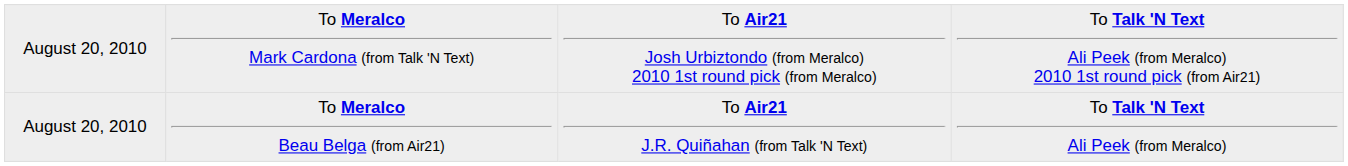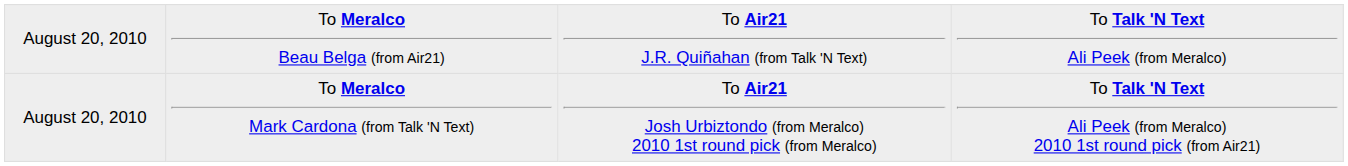rows swapped: (362, 126) <-> (362, 38)
